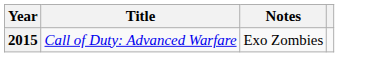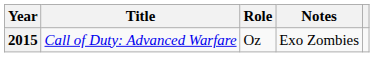+ column: (258, 16)
